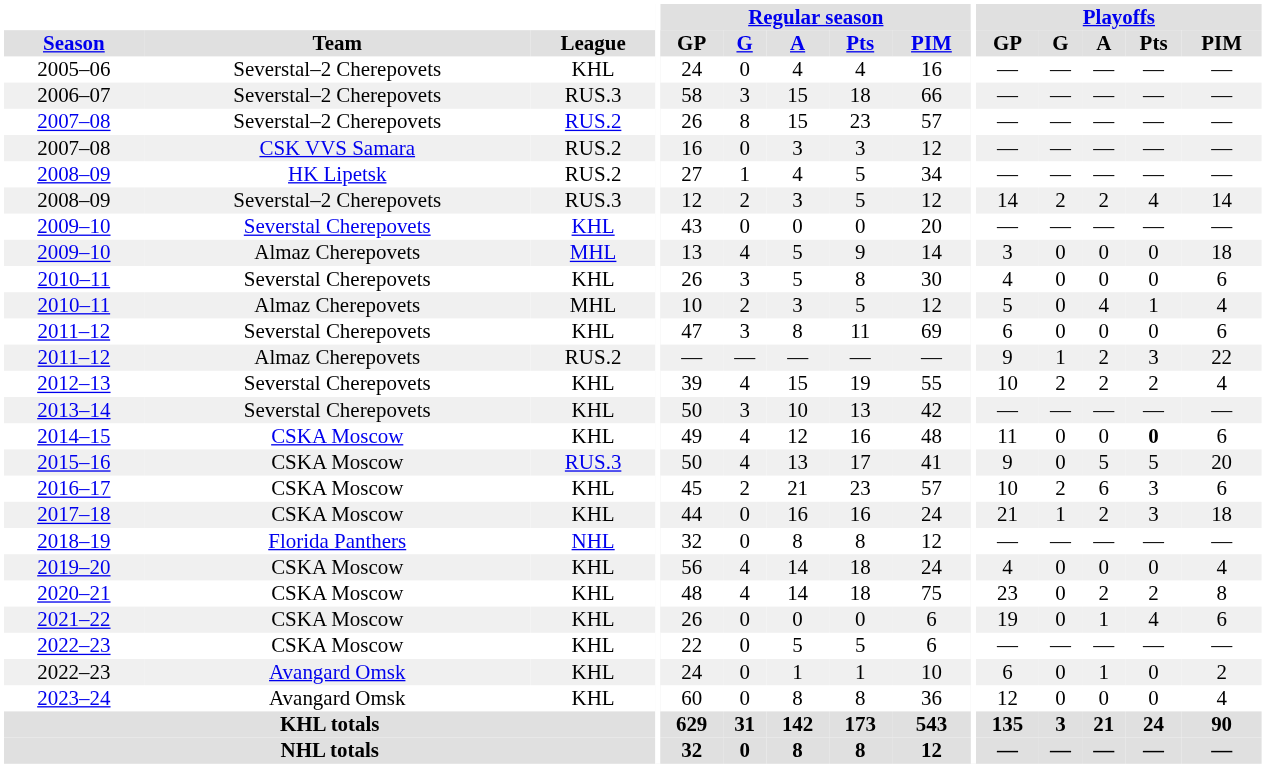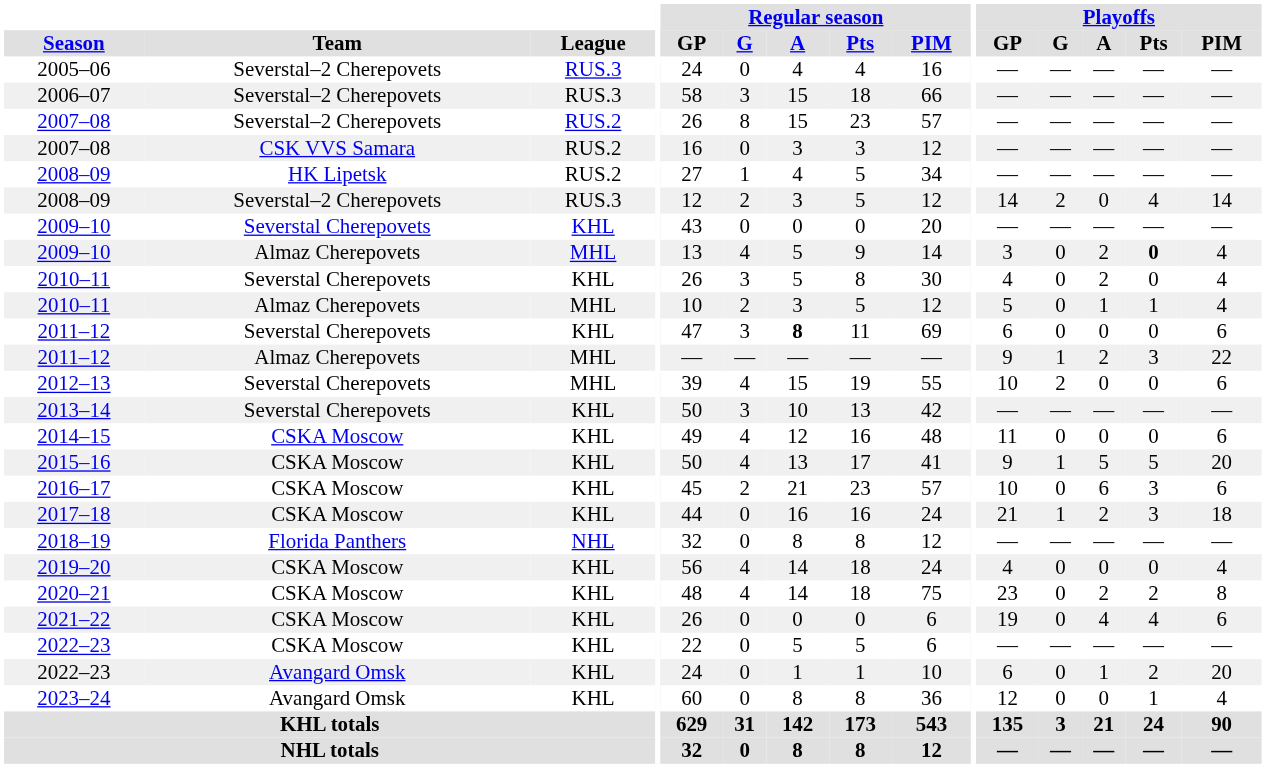(593, 69) KHL -> (593, 69) RUS.3
(1104, 200) 2 -> (1104, 200) 0
(1104, 252) 0 -> (1104, 252) 2
(1154, 252) normal -> (1154, 252) bold
(1222, 252) 18 -> (1222, 252) 4
(1104, 278) 0 -> (1104, 278) 2
(1222, 278) 6 -> (1222, 278) 4
(1104, 305) 4 -> (1104, 305) 1
(798, 331) normal -> (798, 331) bold
(593, 357) RUS.2 -> (593, 357) MHL
(593, 383) KHL -> (593, 383) MHL
(1104, 383) 2 -> (1104, 383) 0
(1154, 383) 2 -> (1154, 383) 0
(1222, 383) 4 -> (1222, 383) 6
(1154, 436) bold -> (1154, 436) normal
(593, 462) RUS.3 -> (593, 462) KHL
(1060, 462) 0 -> (1060, 462) 1
(1060, 488) 2 -> (1060, 488) 0
(1104, 619) 1 -> (1104, 619) 4
(1154, 671) 0 -> (1154, 671) 2
(1222, 671) 2 -> (1222, 671) 20
(1154, 698) 0 -> (1154, 698) 1
